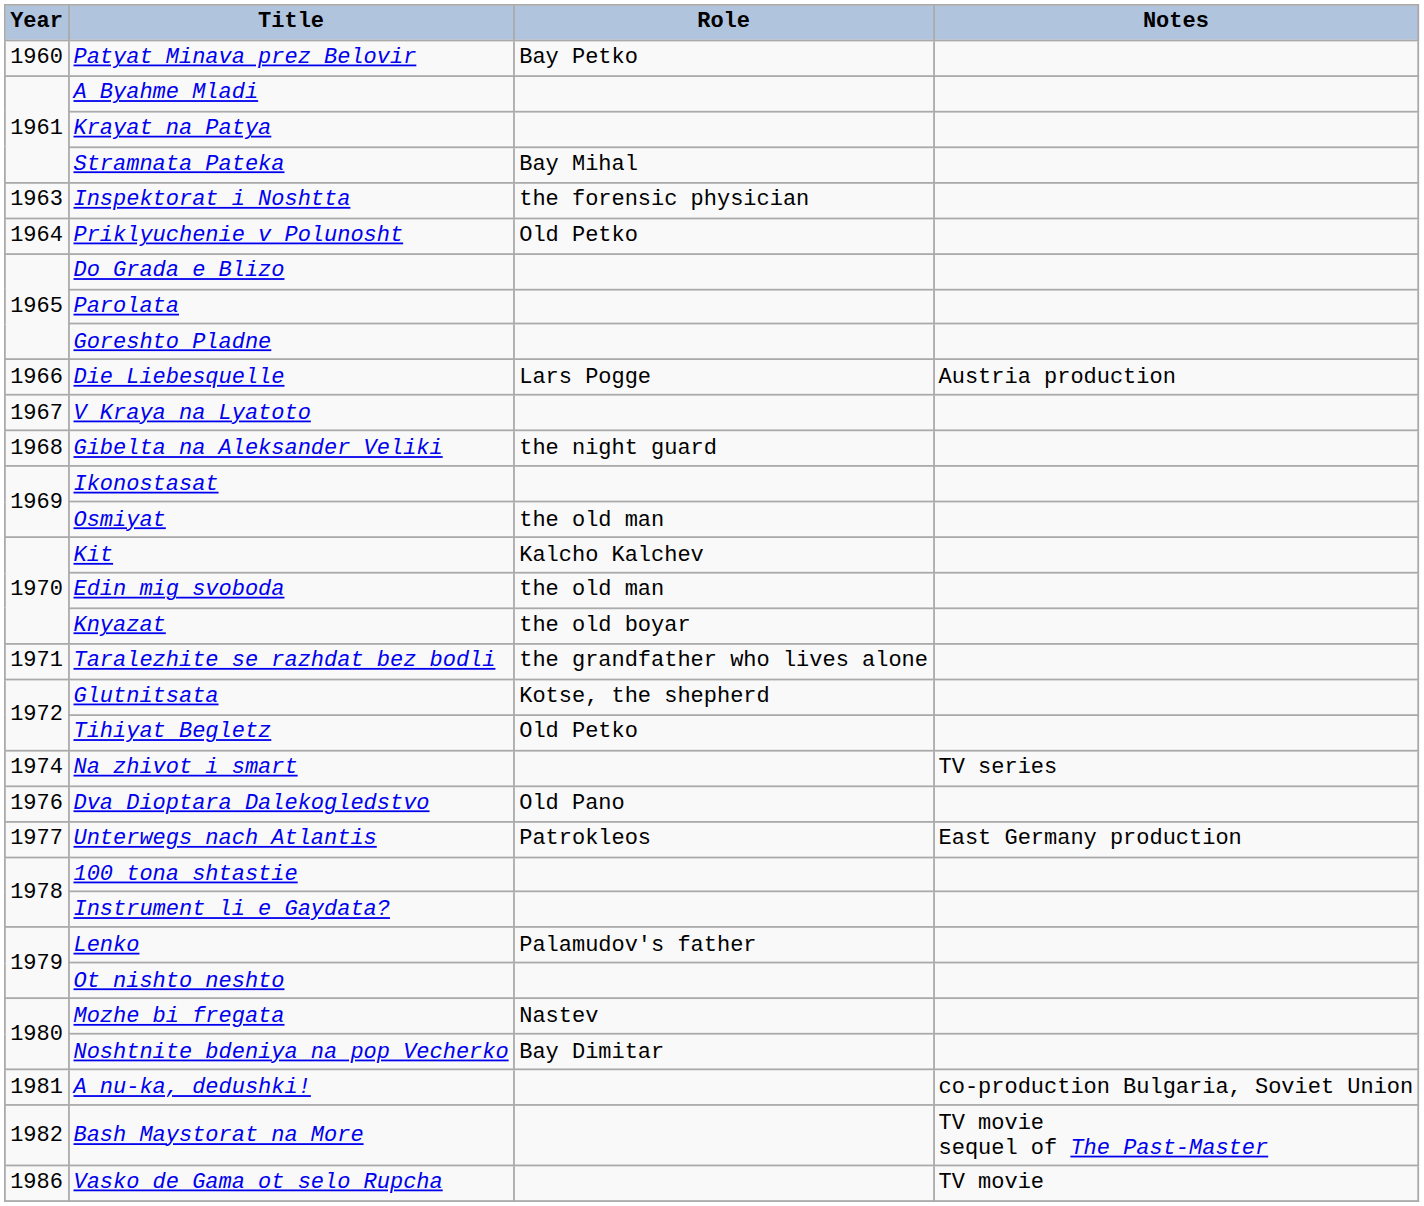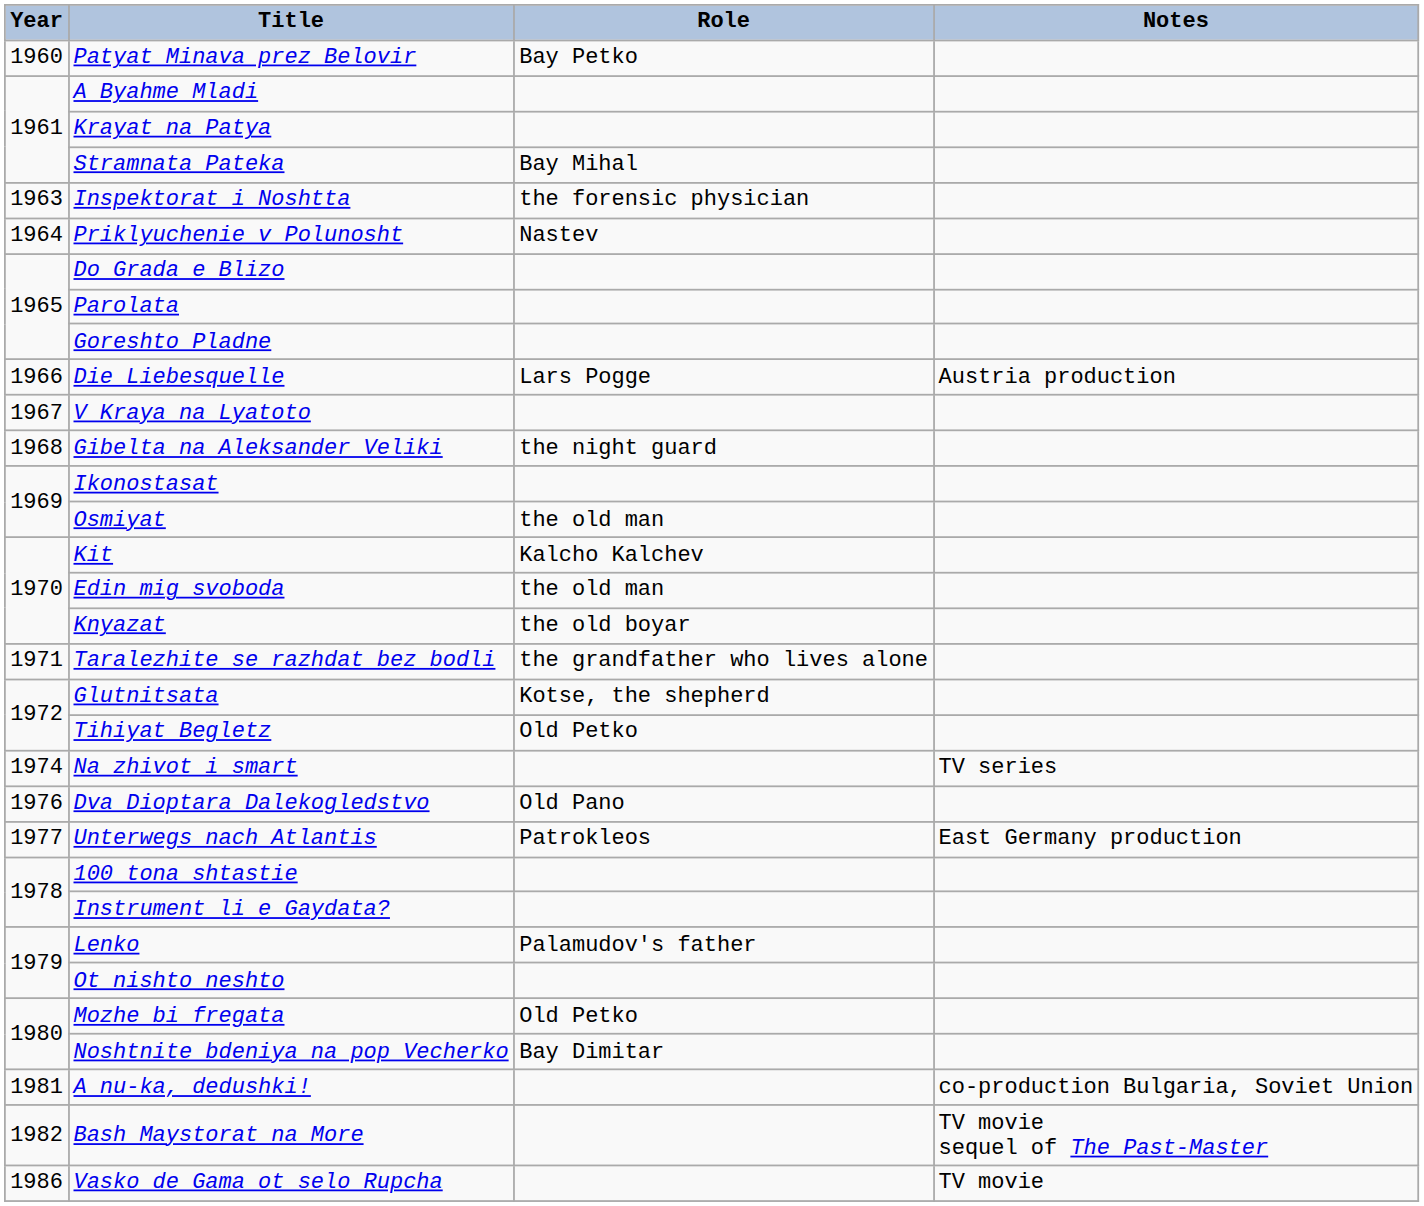(579, 236) Old Petko -> (559, 236) Nastev
(559, 1017) Nastev -> (579, 1017) Old Petko
